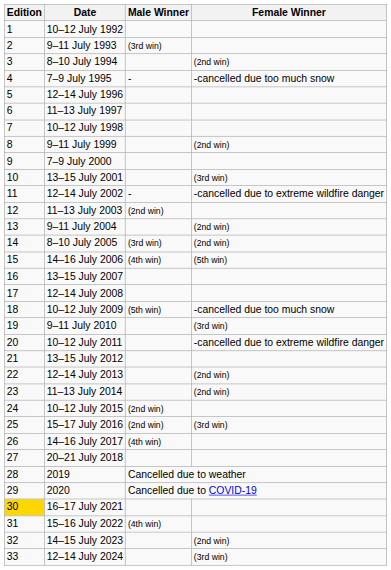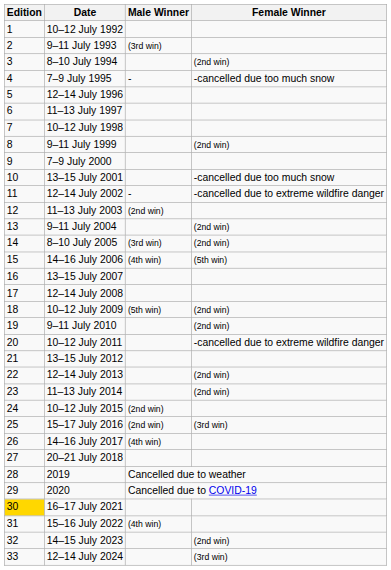(211, 178) (3rd win) -> (264, 177) -cancelled due too much snow
(264, 309) -cancelled due too much snow -> (212, 310) (2nd win)
(211, 326) (3rd win) -> (212, 326) (2nd win)
